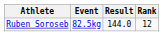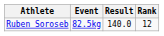(119, 24) 144.0 -> (119, 24) 140.0
